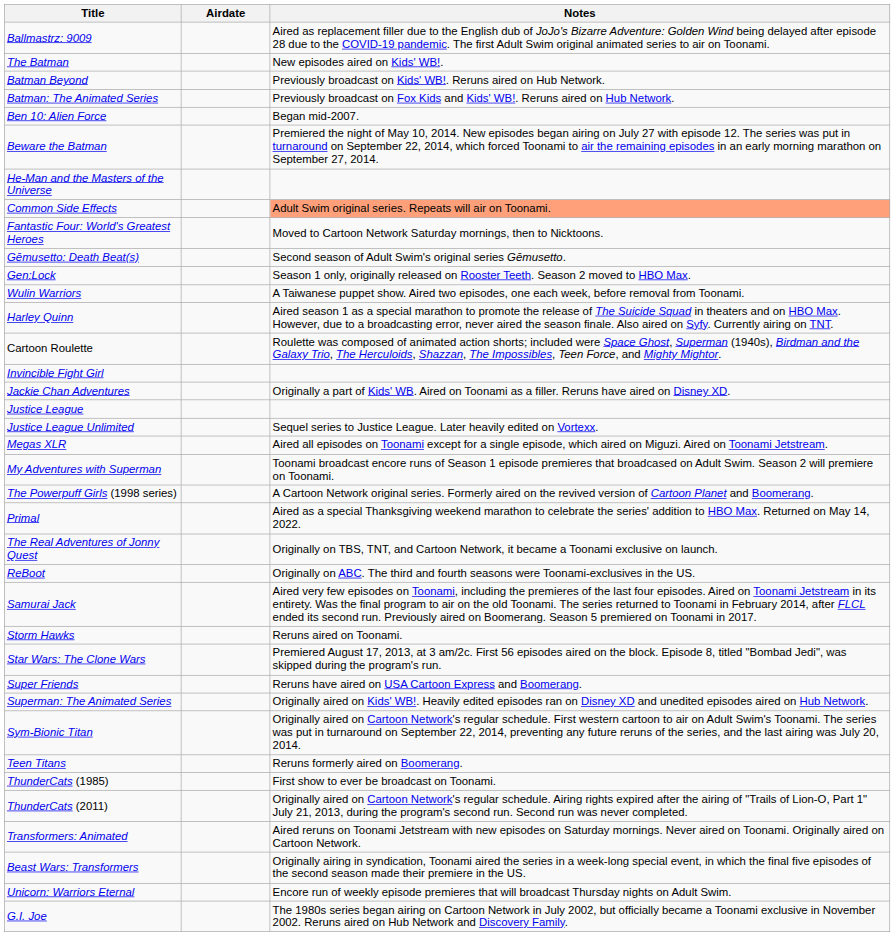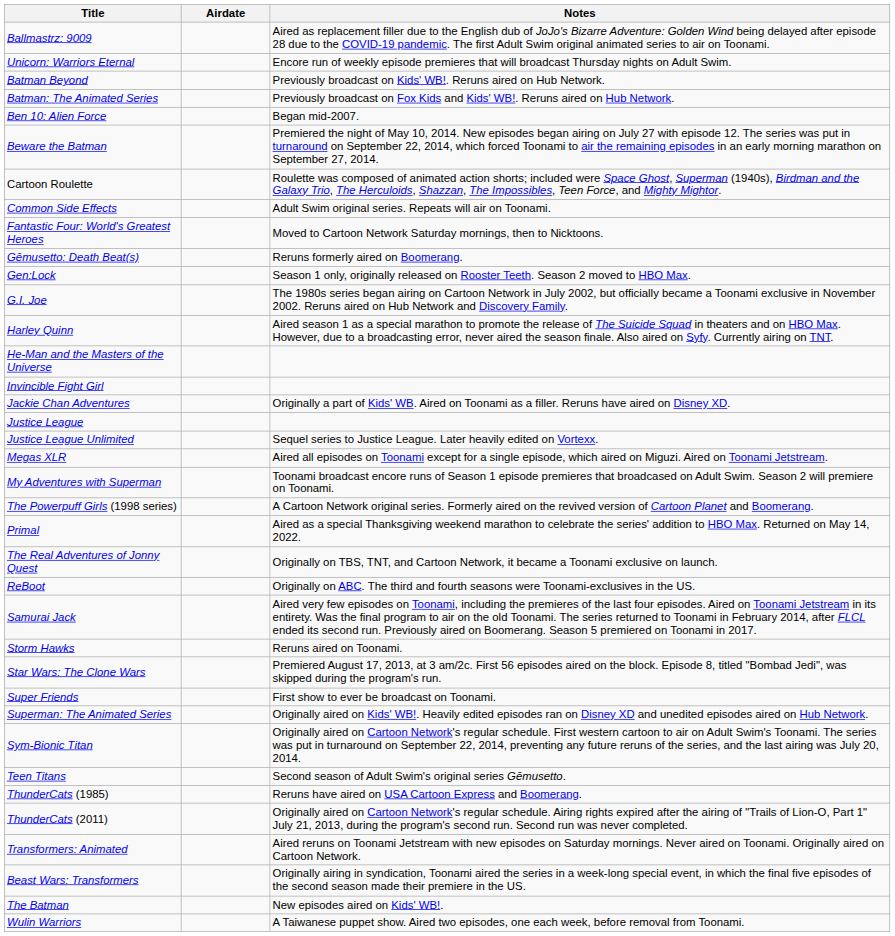rows swapped: (38, 62) <-> (71, 892)
rows swapped: (50, 348) <-> (85, 184)
(412, 208) lightsalmon background -> (412, 208) no background
(419, 257) Second season of Adult Swim's original series Gēmusetto. -> (368, 257) Reruns formerly aired on Boomerang.
rows swapped: (27, 916) <-> (44, 293)
(427, 684) Reruns have aired on USA Cartoon Express and Boomerang. -> (384, 696) First show to ever be broadcast on Toonami.
(368, 763) Reruns formerly aired on Boomerang. -> (419, 776) Second season of Adult Swim's original series Gēmusetto.
(384, 781) First show to ever be broadcast on Toonami. -> (427, 794) Reruns have aired on USA Cartoon Express and Boomerang.
